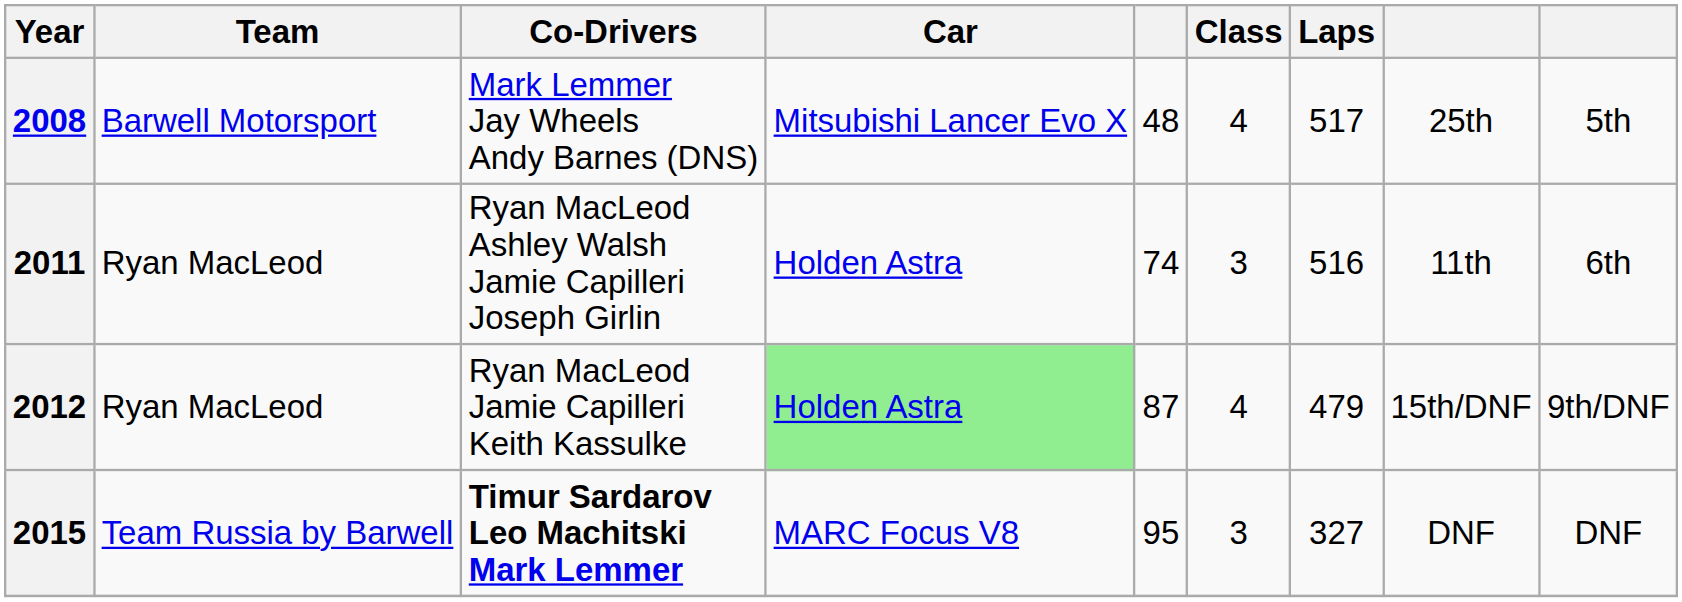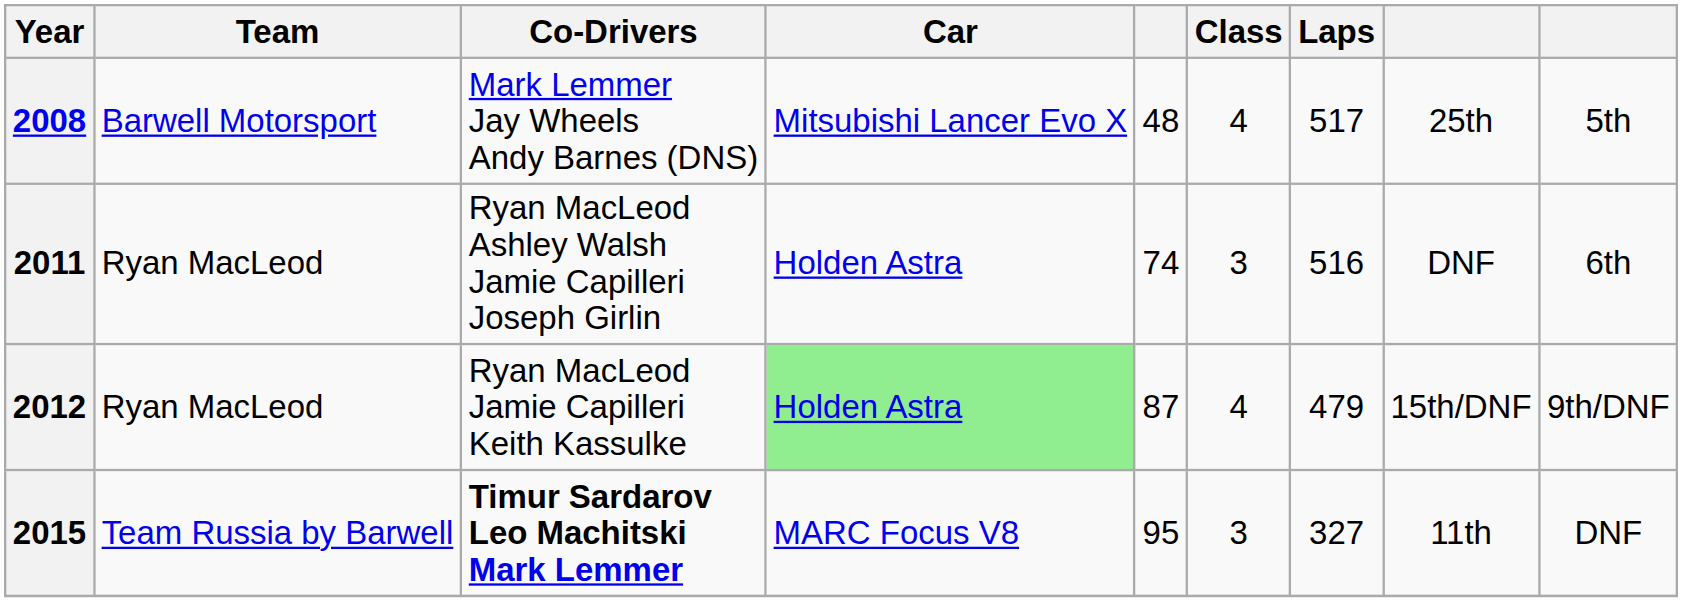(1461, 264) 11th -> (1461, 264) DNF
(1461, 533) DNF -> (1461, 533) 11th
